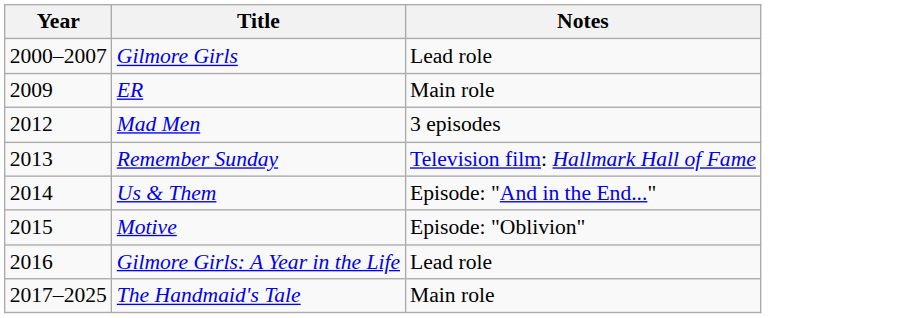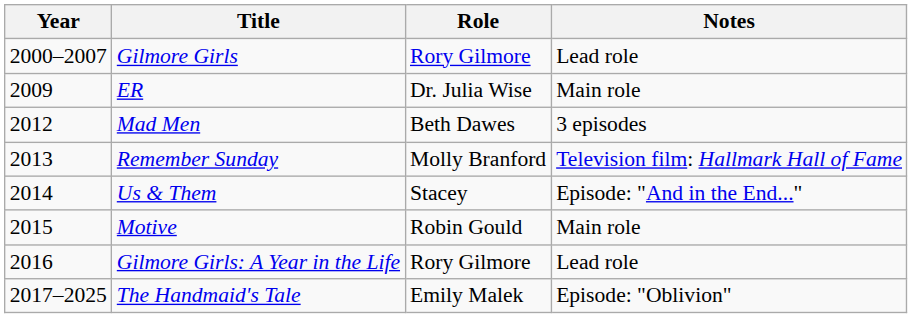+ column: (478, 21)
(498, 227) Episode: "Oblivion" -> (598, 227) Main role
(452, 295) Main role -> (644, 295) Episode: "Oblivion"
